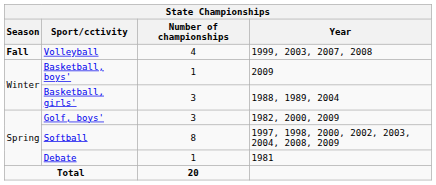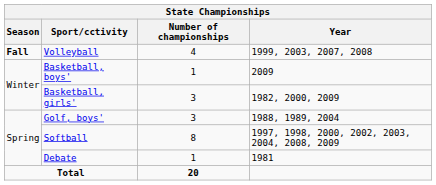(295, 97) 1988, 1989, 2004 -> (295, 97) 1982, 2000, 2009
(295, 117) 1982, 2000, 2009 -> (295, 117) 1988, 1989, 2004
